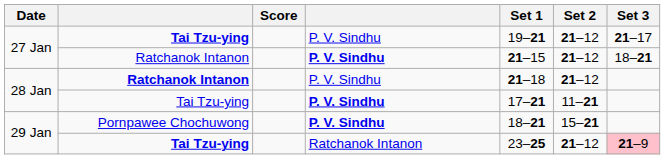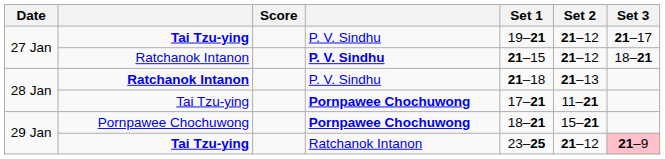(580, 80) 21–12 -> (580, 80) 21–13
(347, 101) P. V. Sindhu -> (389, 101) Pornpawee Chochuwong
(347, 122) P. V. Sindhu -> (389, 122) Pornpawee Chochuwong
